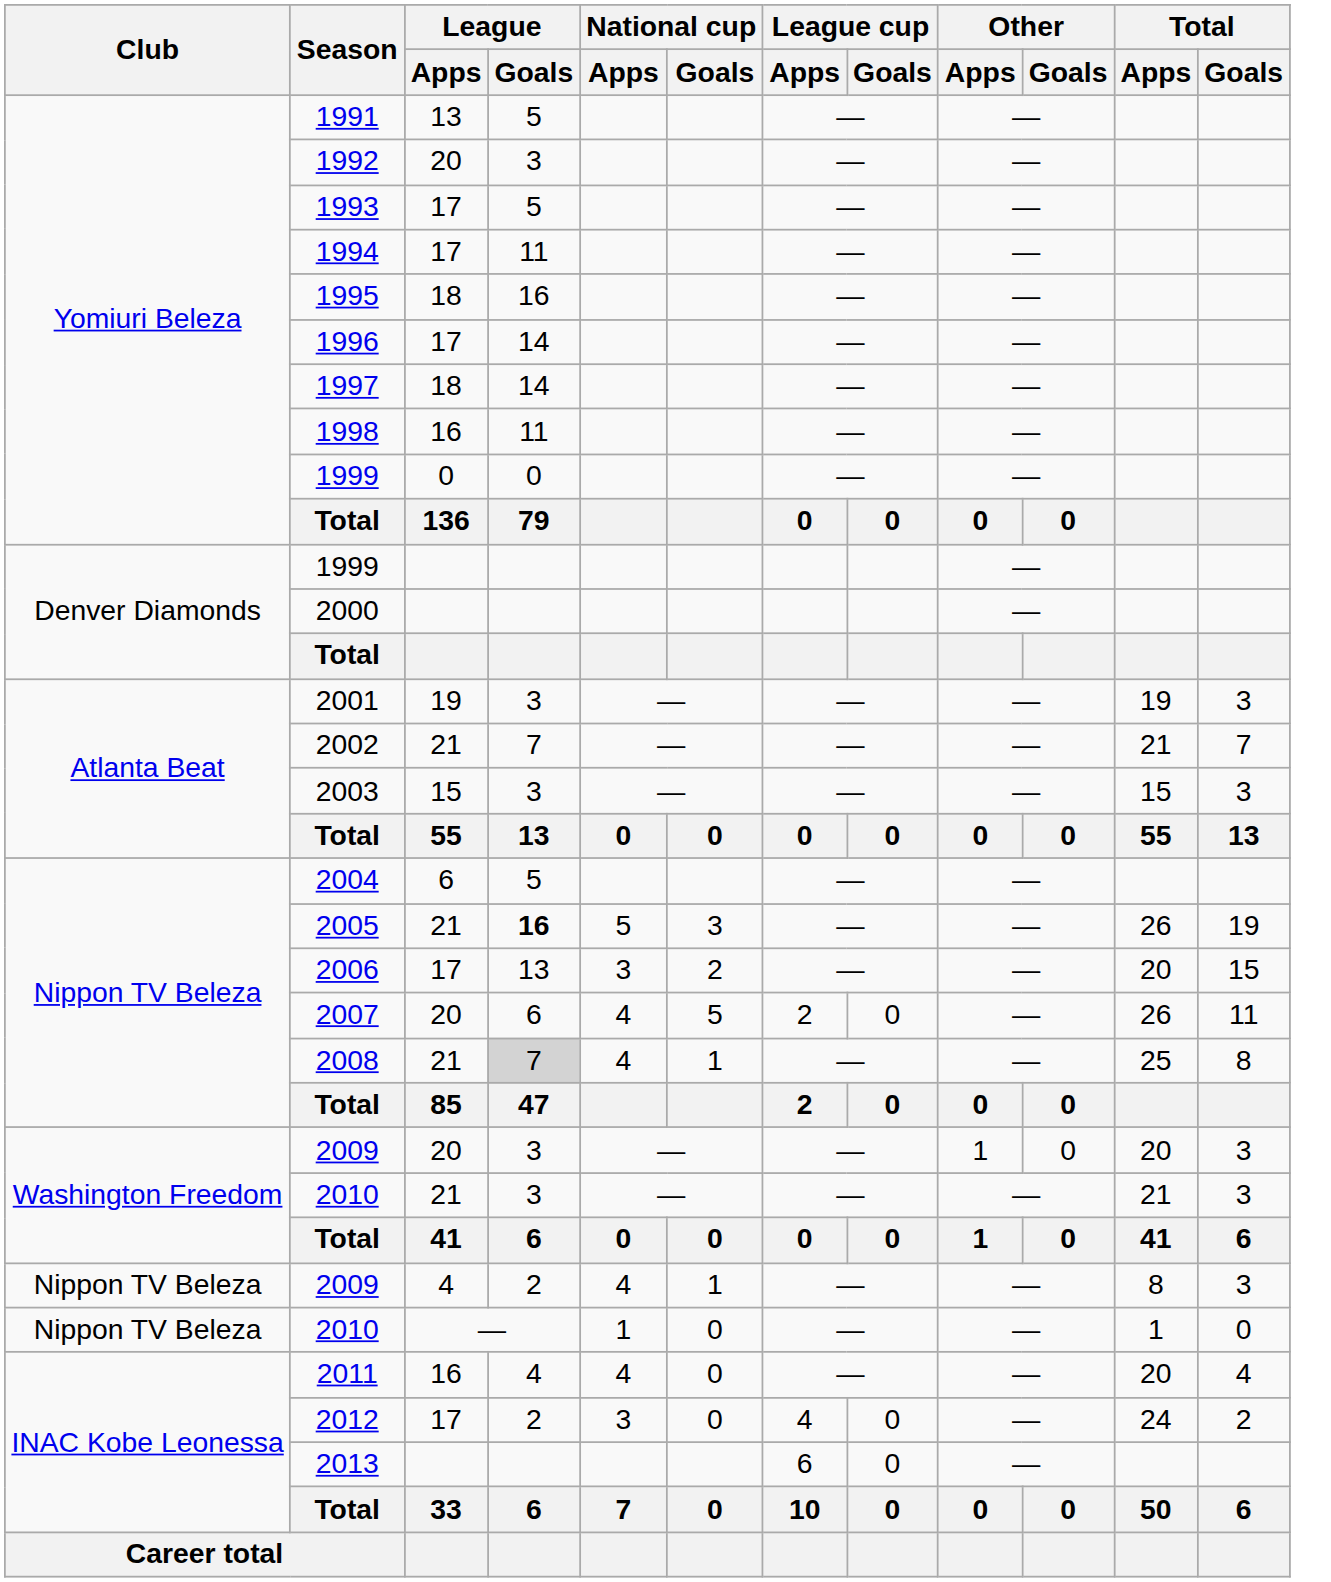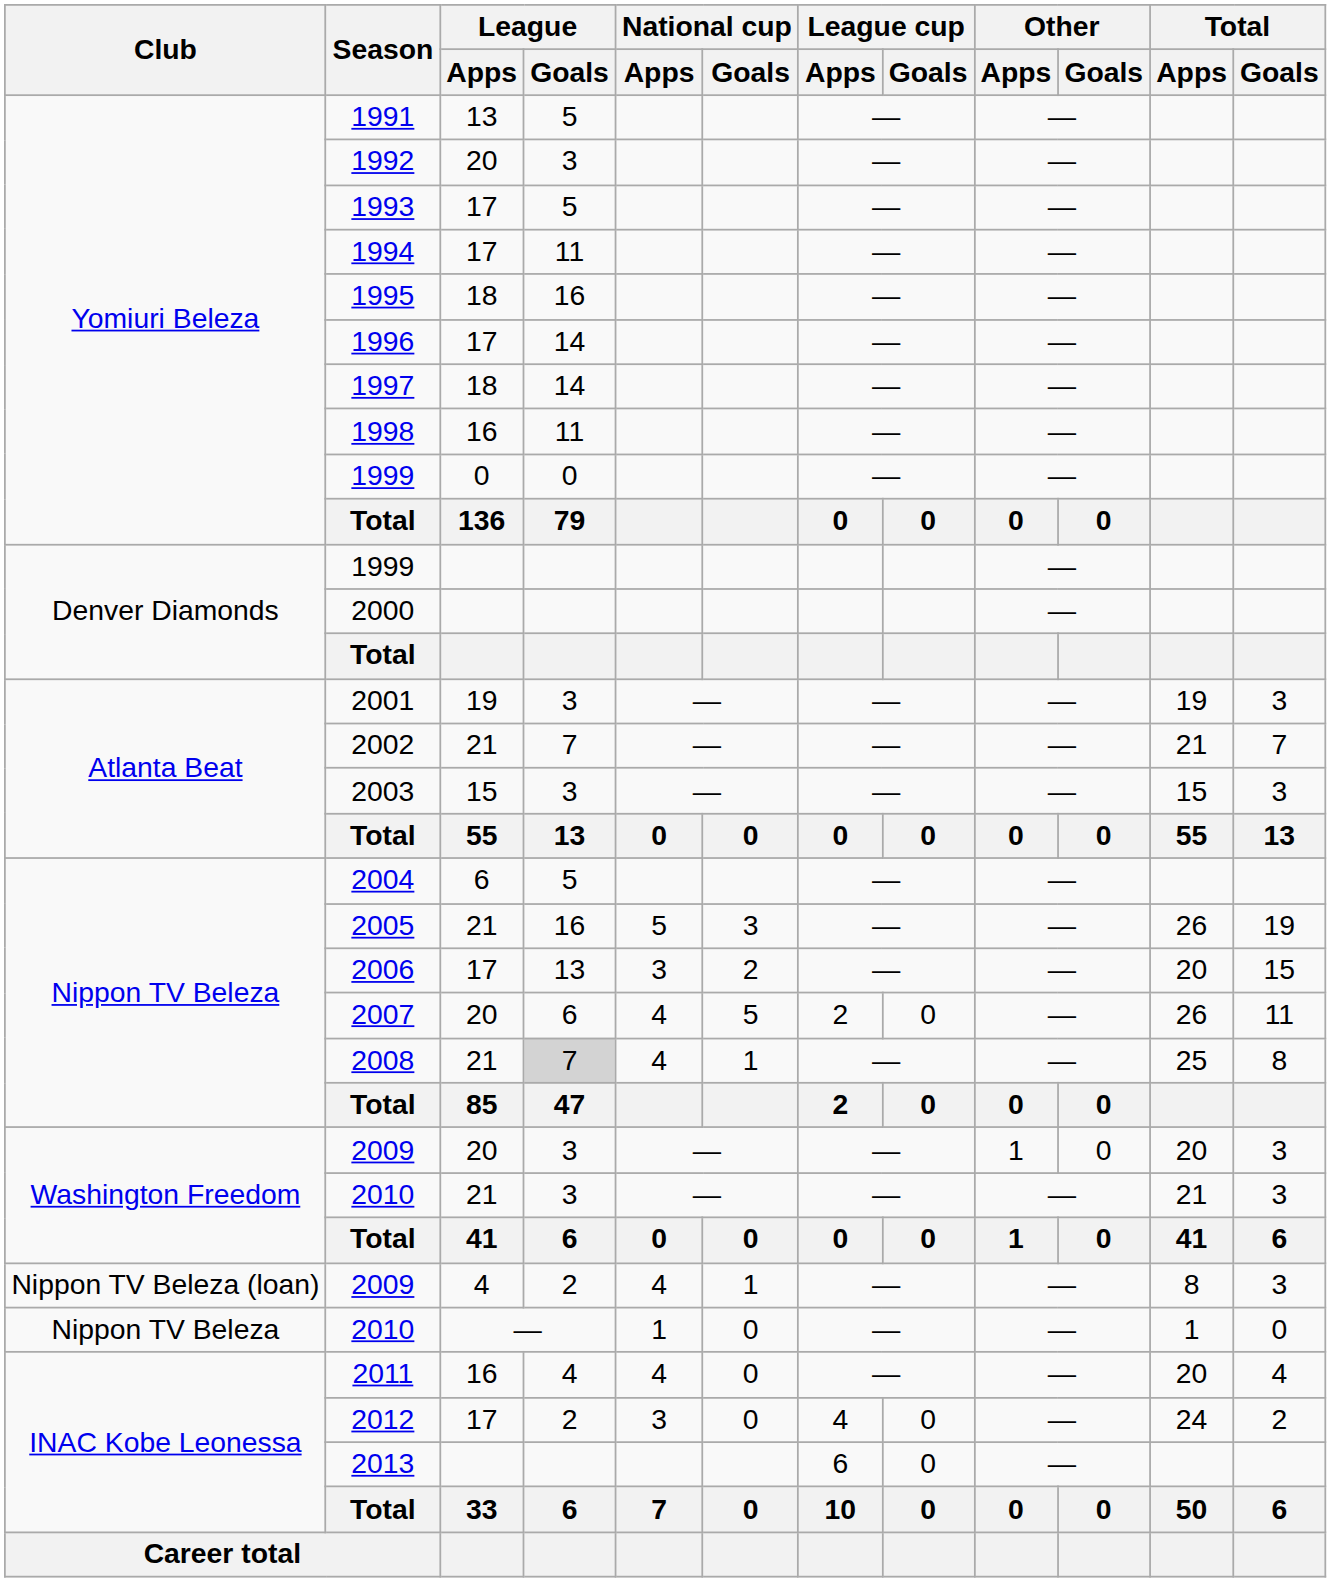(534, 925) bold -> (570, 925) normal
(148, 1284) Nippon TV Beleza -> (165, 1284) Nippon TV Beleza (loan)
